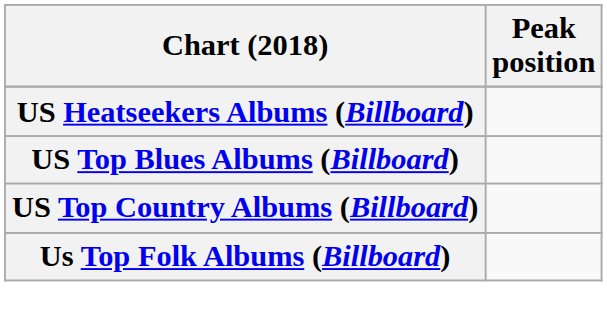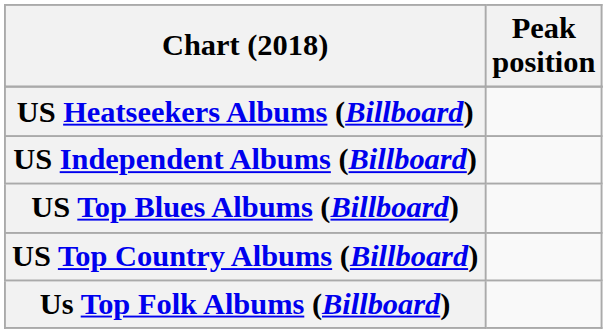+ row: (245, 159)
